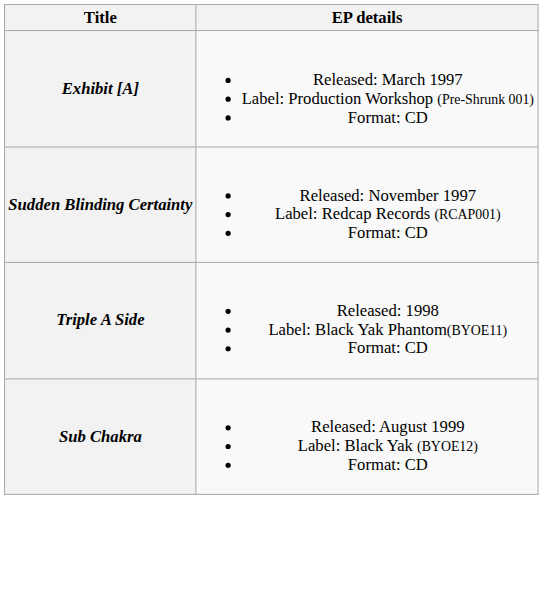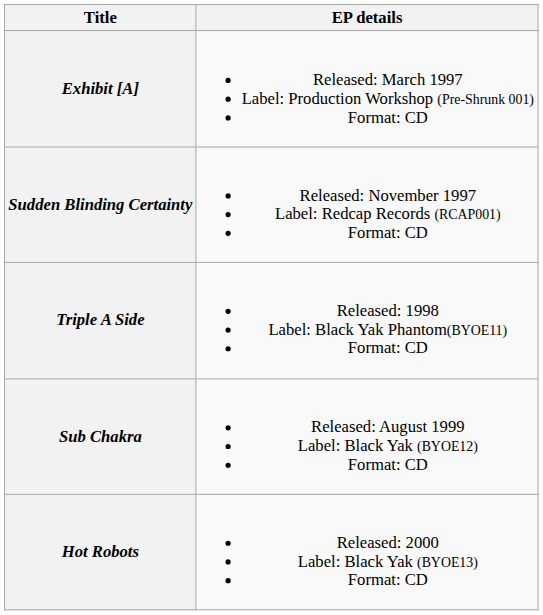+ row: (100, 552)
